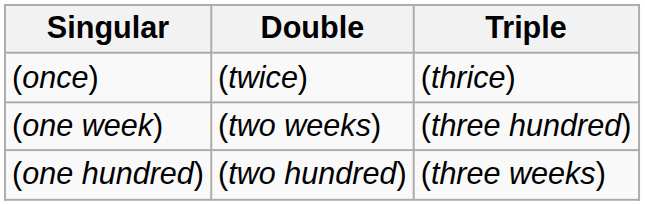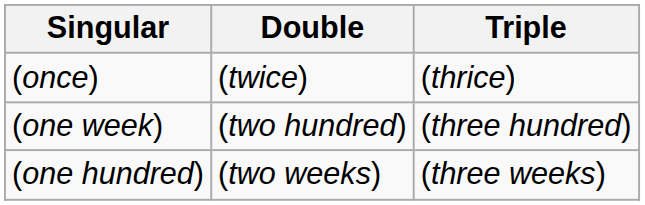(300, 125) (two weeks) -> (312, 125) (two hundred)
(312, 174) (two hundred) -> (300, 174) (two weeks)
